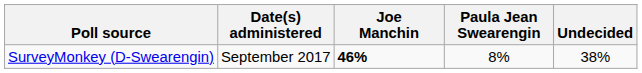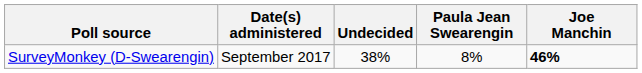columns swapped: (389, 25) <-> (595, 33)
